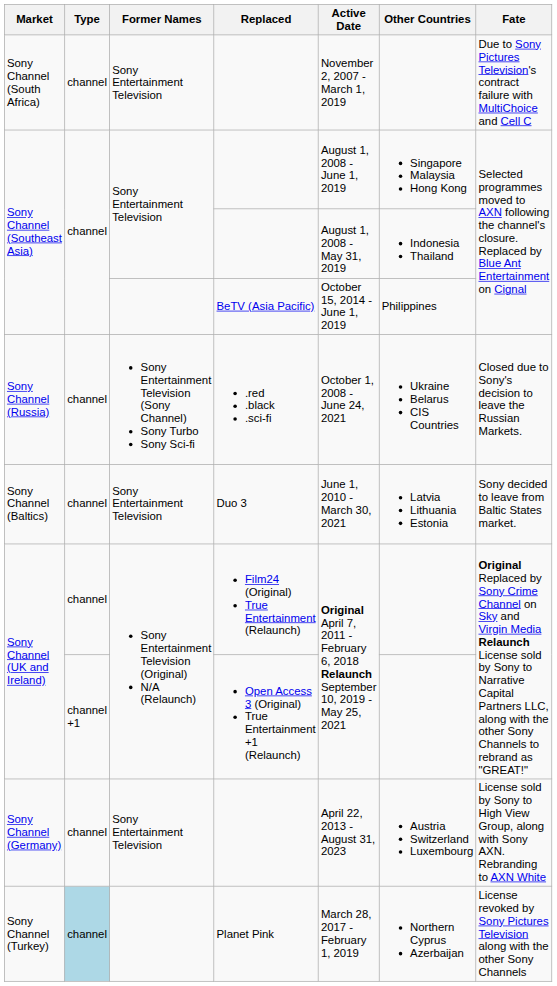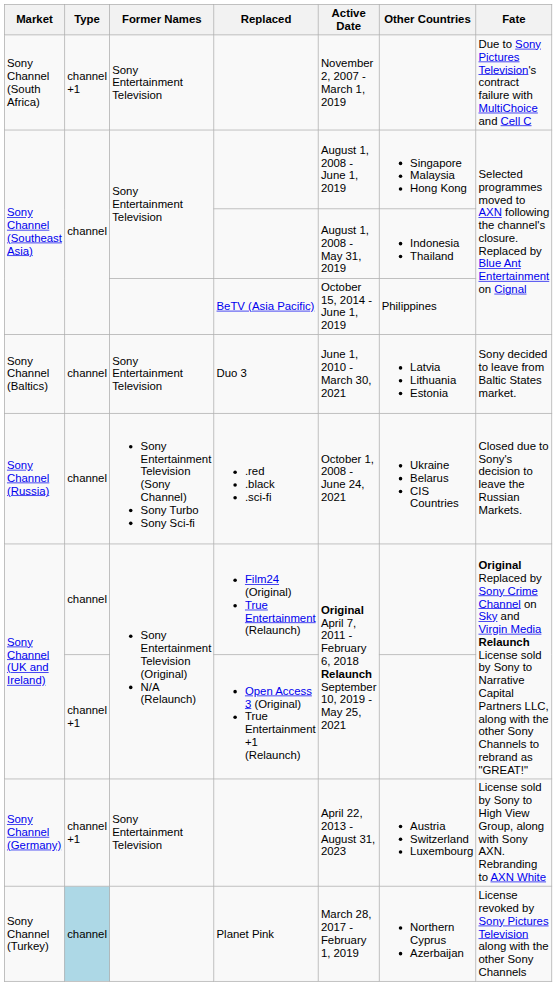(87, 82) channel -> (87, 82) channel +1
rows swapped: (28, 399) <-> (28, 504)
(87, 832) channel -> (87, 832) channel +1
